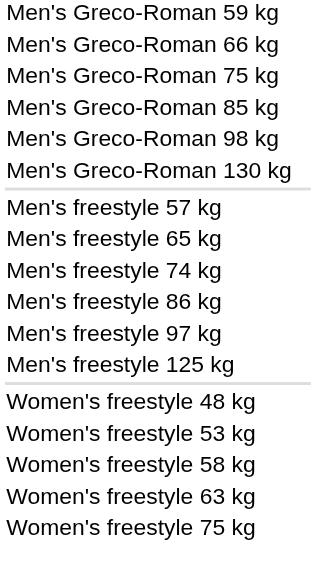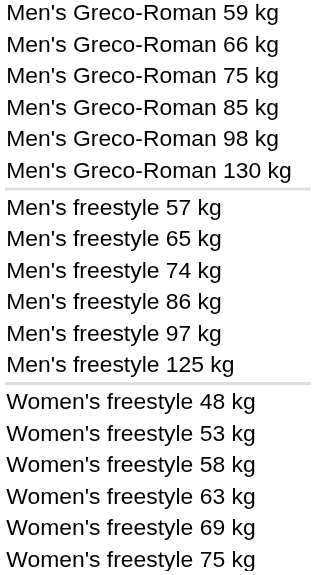+ row: (131, 527)
